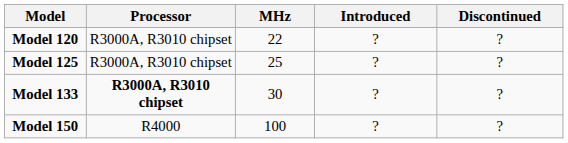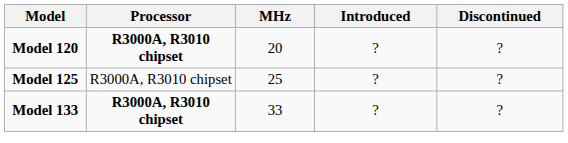(161, 39) normal -> (161, 47) bold
(275, 39) 22 -> (275, 47) 20
(275, 94) 30 -> (275, 111) 33
- row: (45, 126)
